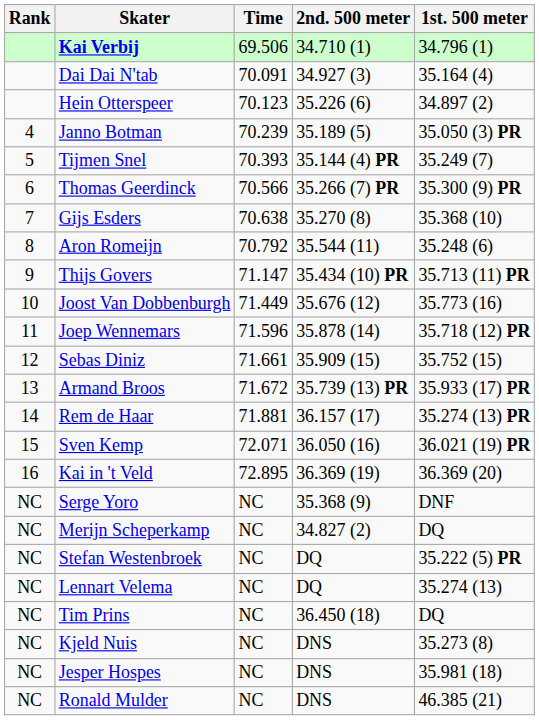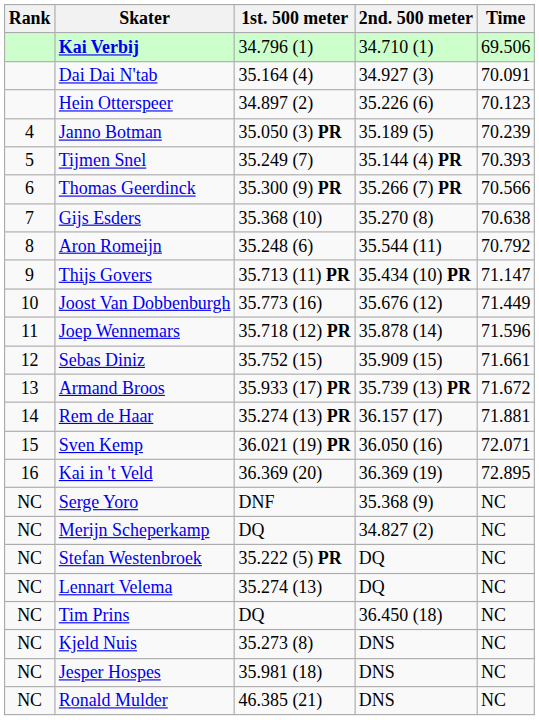columns swapped: (474, 18) <-> (263, 18)
